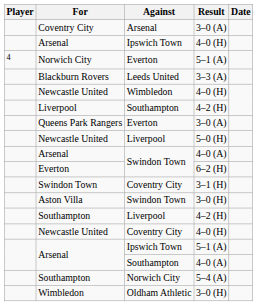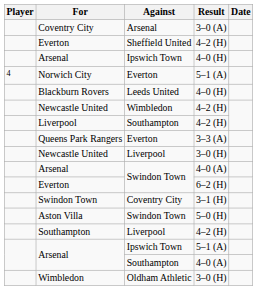+ row: (54, 43)
(211, 76) 3–3 (A) -> (211, 92) 4–0 (H)
(211, 92) 4–0 (H) -> (211, 107) 4–2 (H)
(211, 123) 3–0 (A) -> (211, 138) 3–3 (A)
(211, 138) 5–0 (H) -> (211, 154) 3–0 (H)
(211, 200) 3–0 (H) -> (211, 216) 5–0 (H)
- row: (73, 231)
- row: (64, 278)
